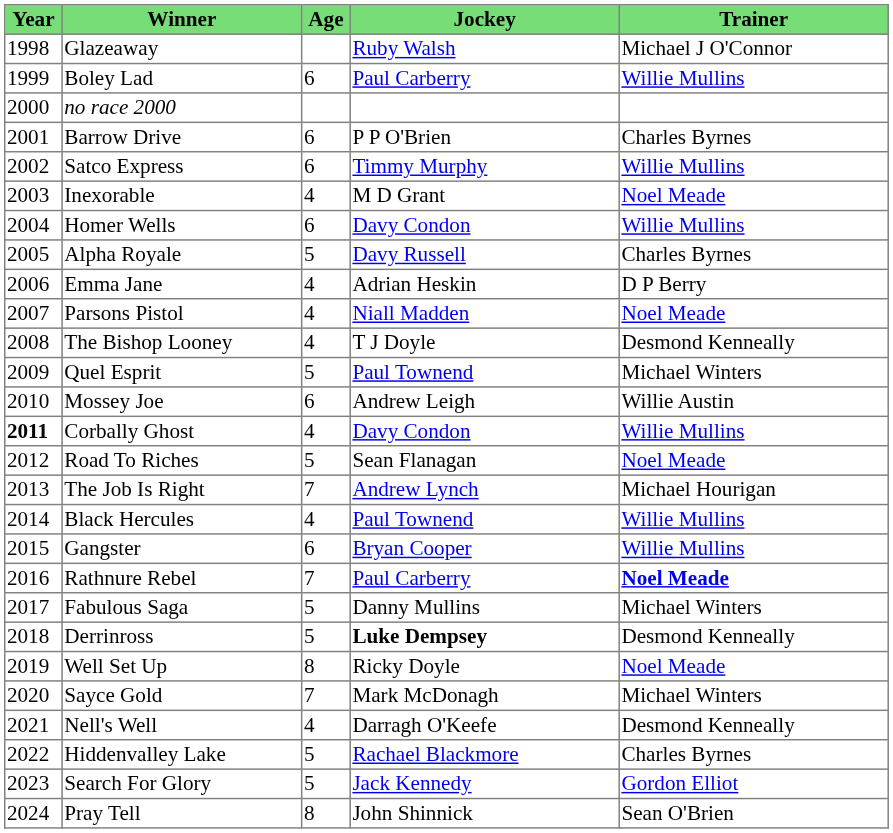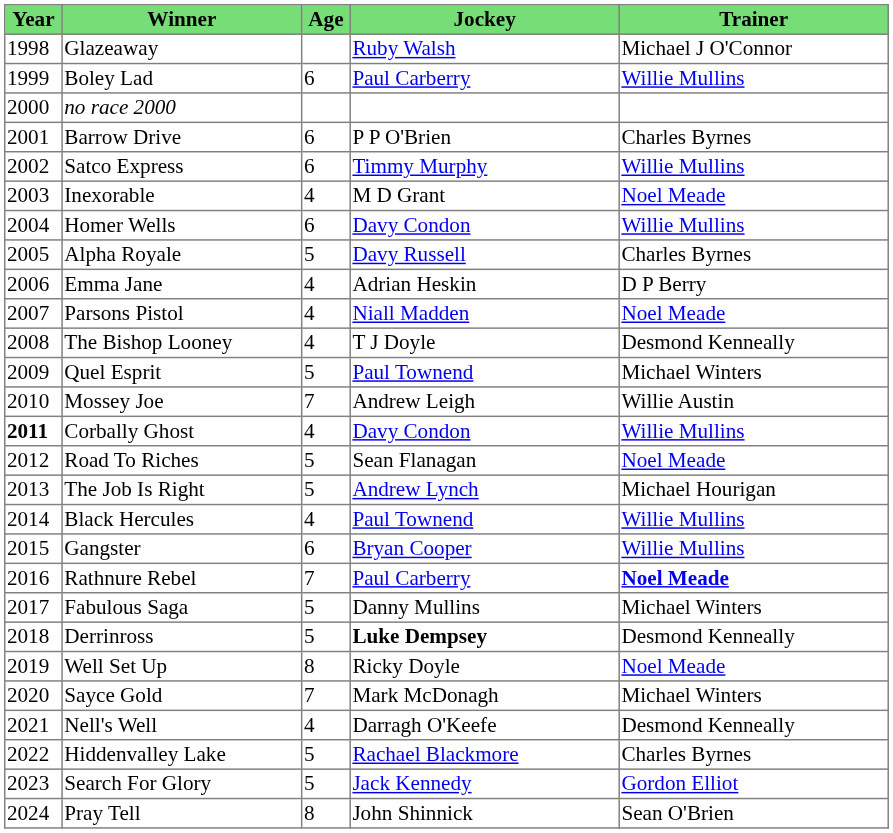(309, 401) 6 -> (309, 401) 7
(309, 489) 7 -> (309, 489) 5
